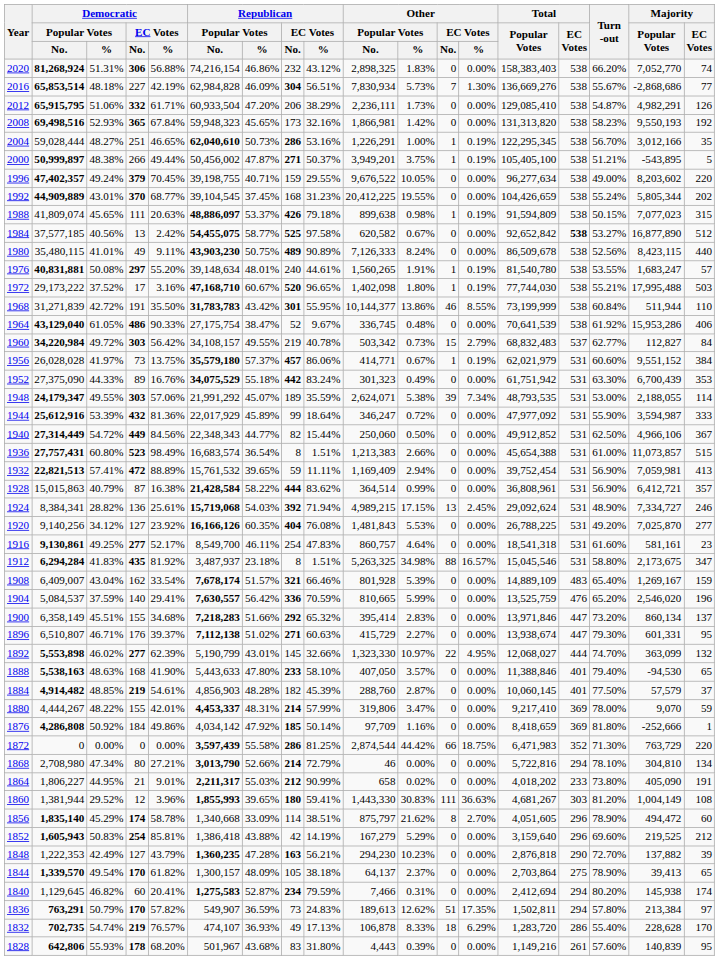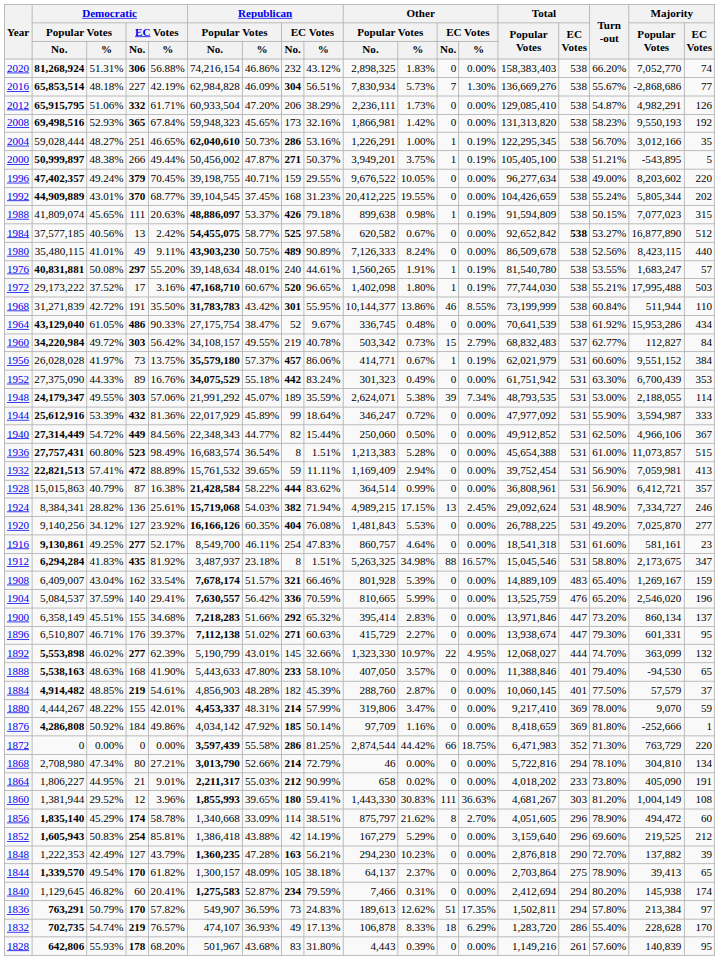(704, 324) 406 -> (704, 324) 434
(421, 452) 2.66% -> (421, 452) 5.28%
(293, 507) 392 -> (293, 507) 382
